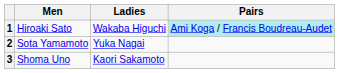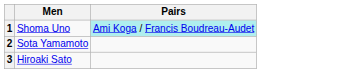- column: (129, 12)
(44, 28) Hiroaki Sato -> (44, 28) Shoma Uno
(44, 60) Shoma Uno -> (44, 60) Hiroaki Sato
